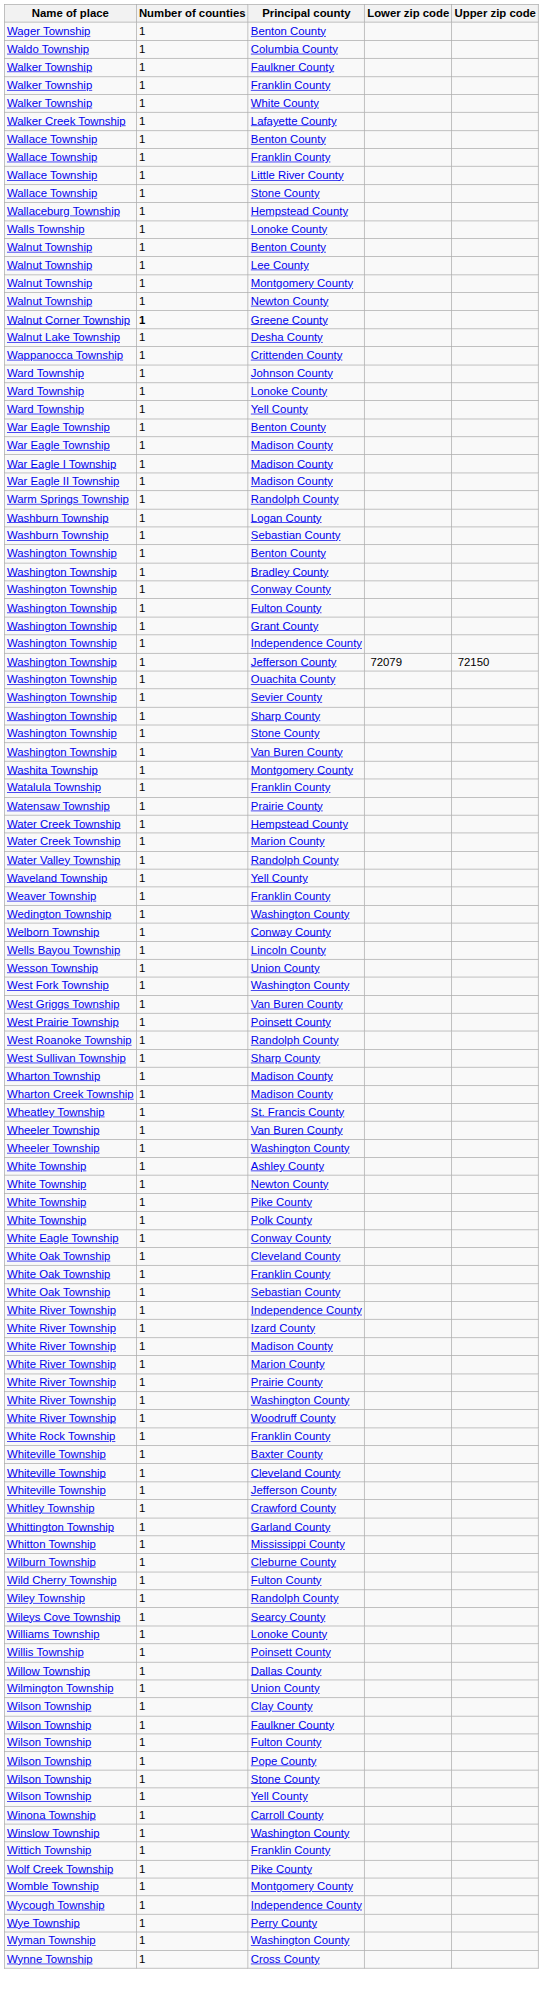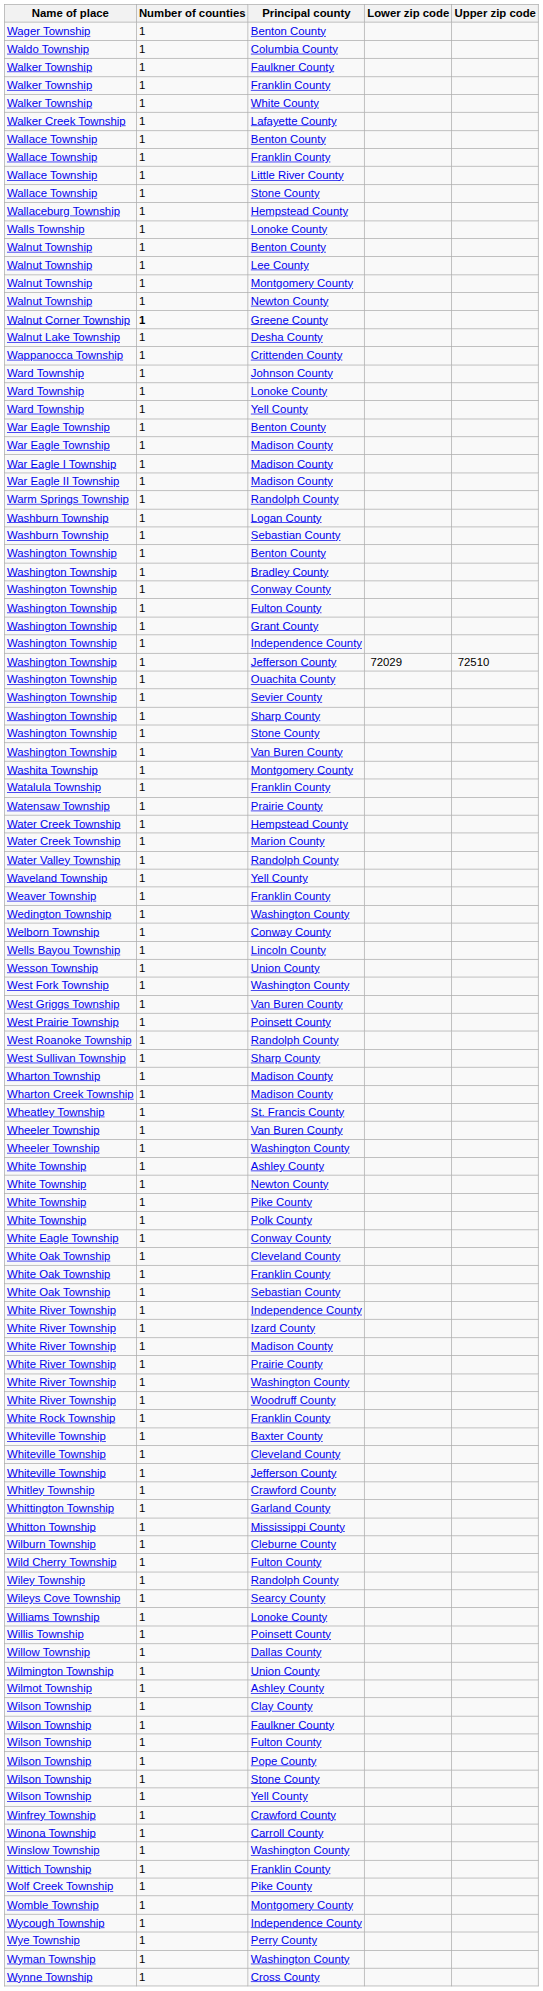(385, 662) 72079 -> (385, 662) 72029
(472, 662) 72150 -> (472, 662) 72510
- row: (61, 1364)
+ row: (49, 1689)
+ row: (51, 1815)
